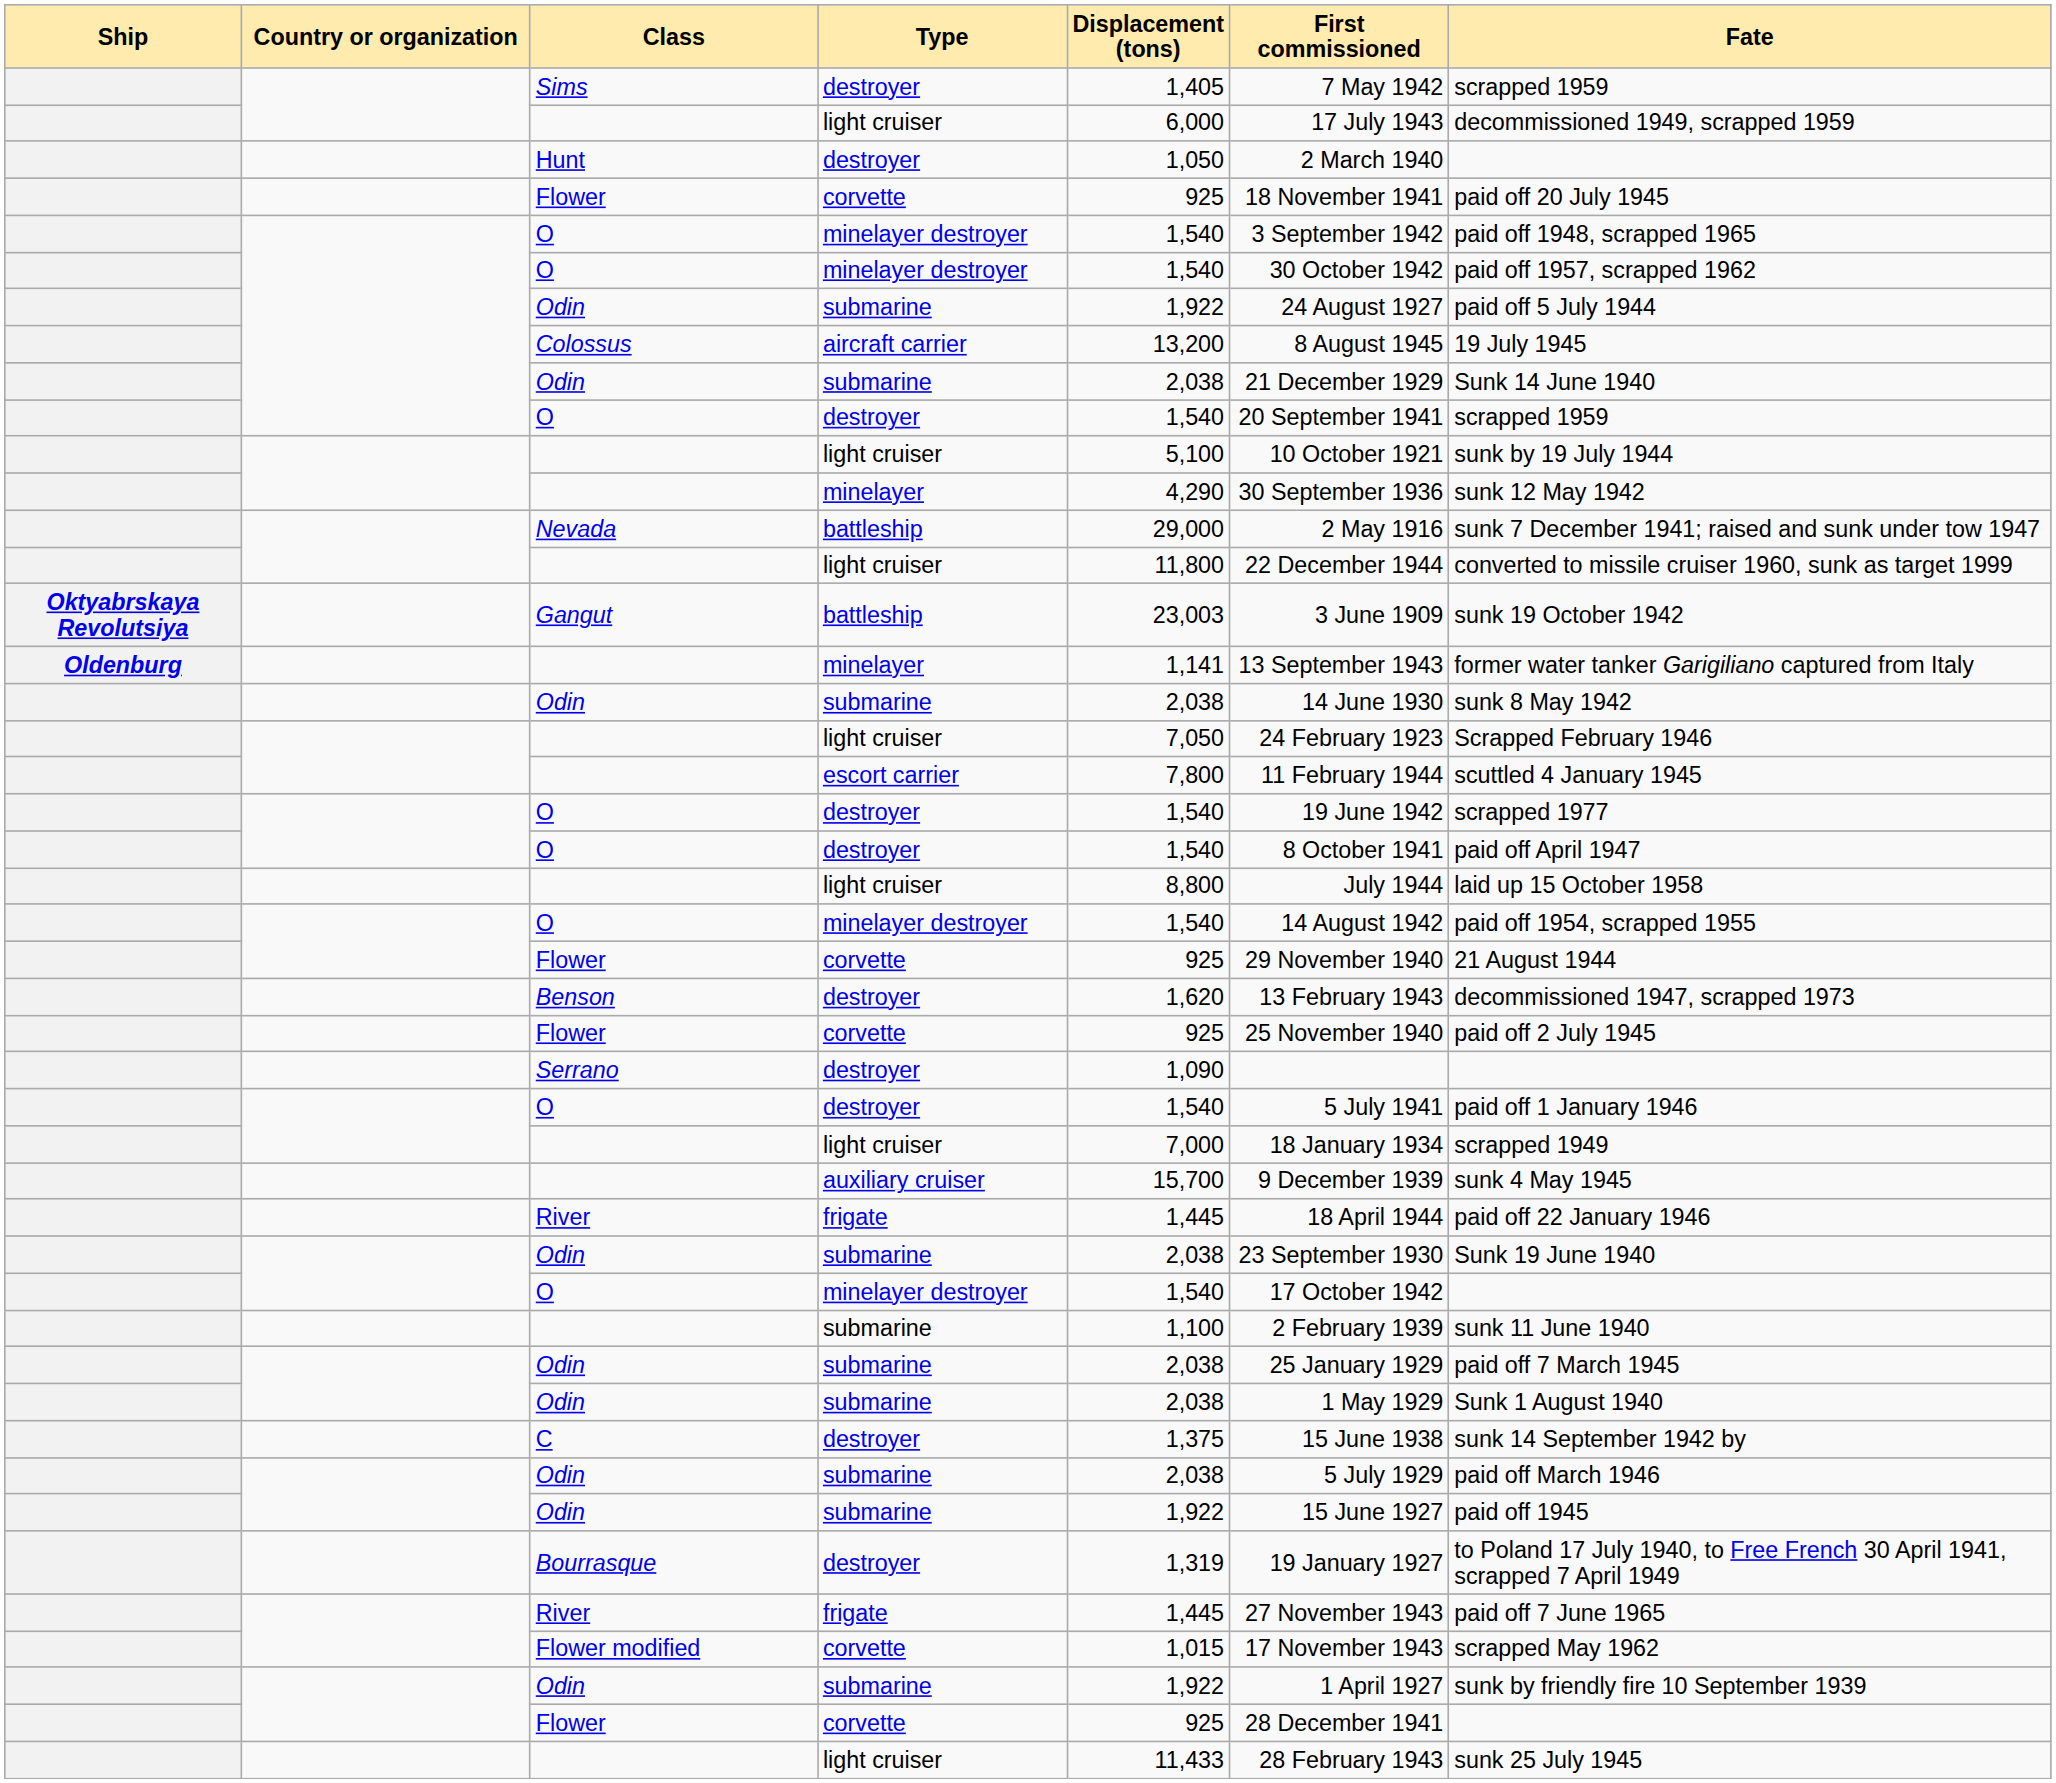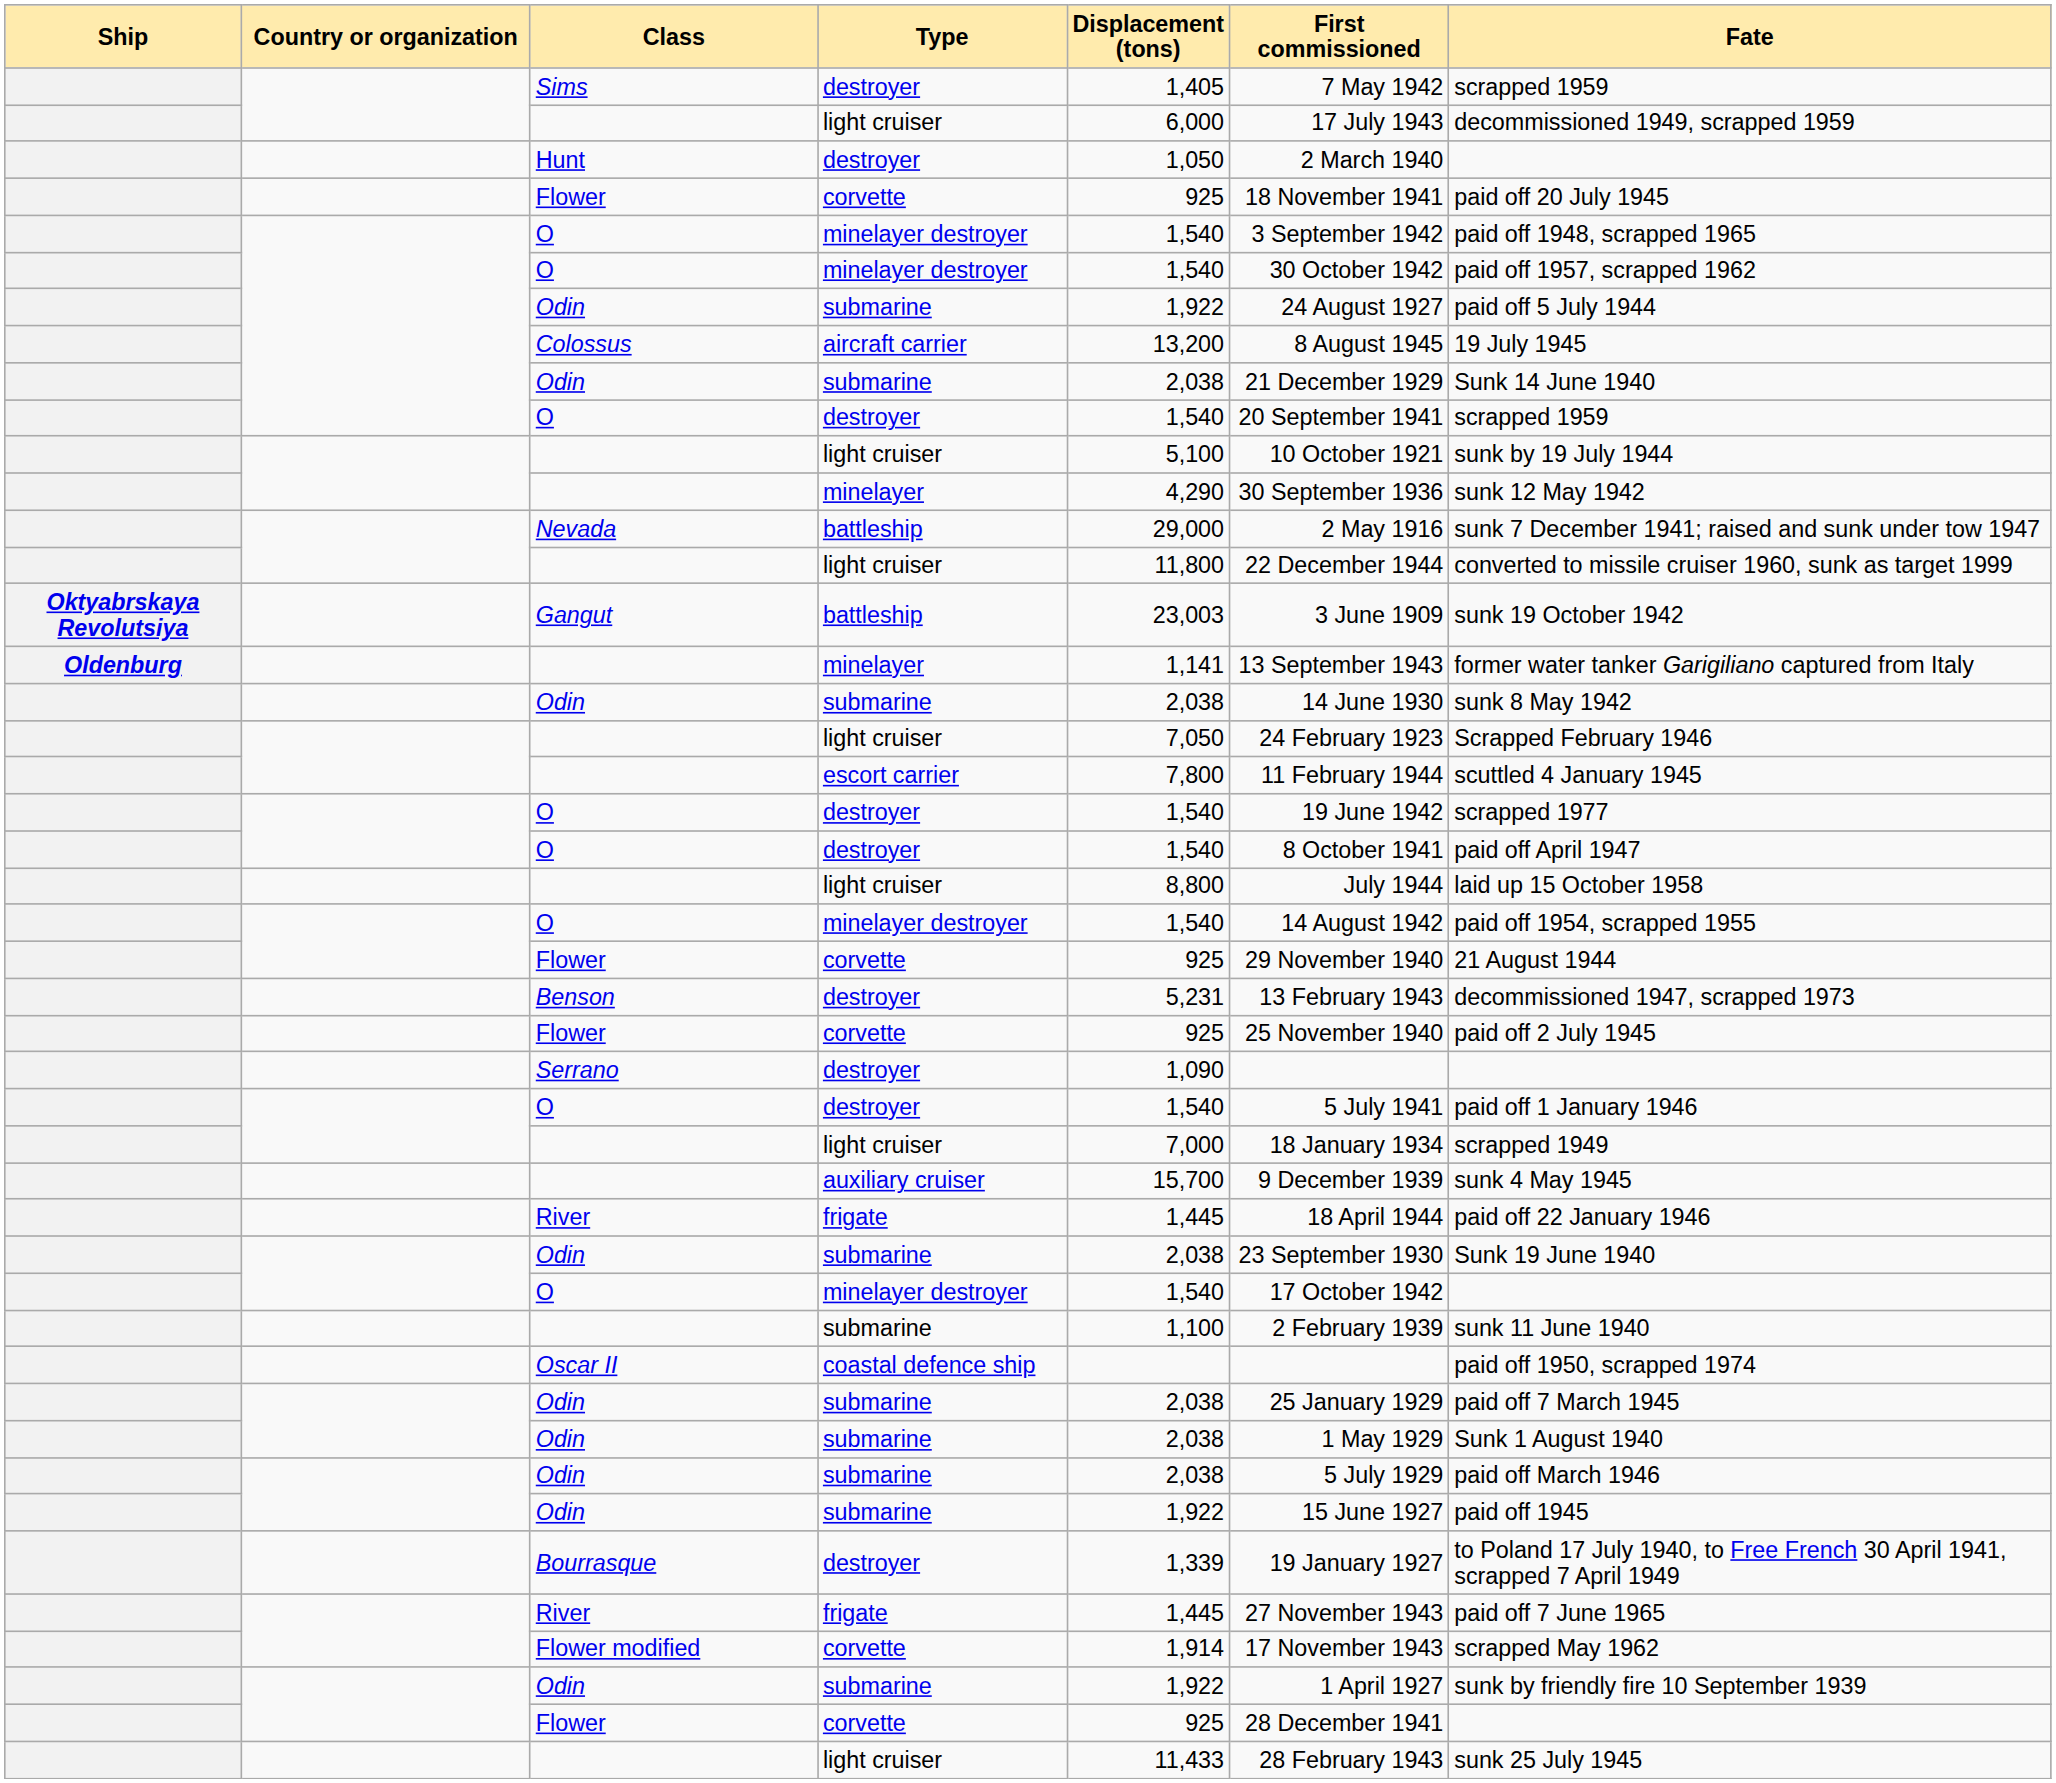(1195, 997) 1,620 -> (1195, 997) 5,231
+ row: (577, 1365)
- row: (544, 1439)
(1195, 1563) 1,319 -> (1195, 1563) 1,339
(1195, 1649) 1,015 -> (1195, 1649) 1,914
